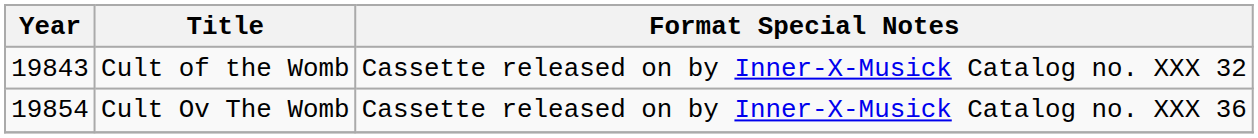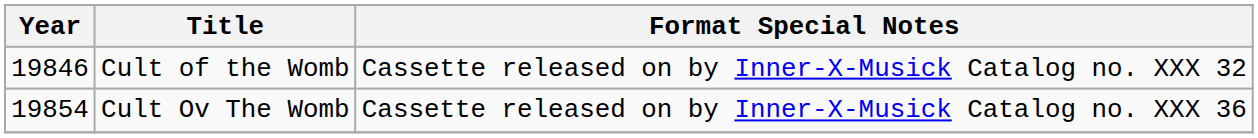(50, 68) 19843 -> (50, 68) 19846
